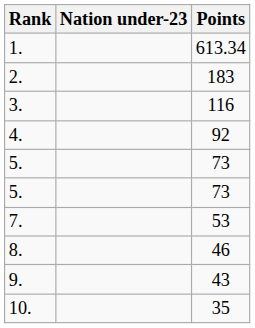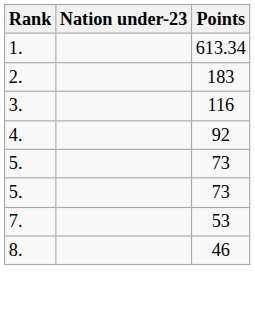- row: (16, 279)
- row: (20, 308)
